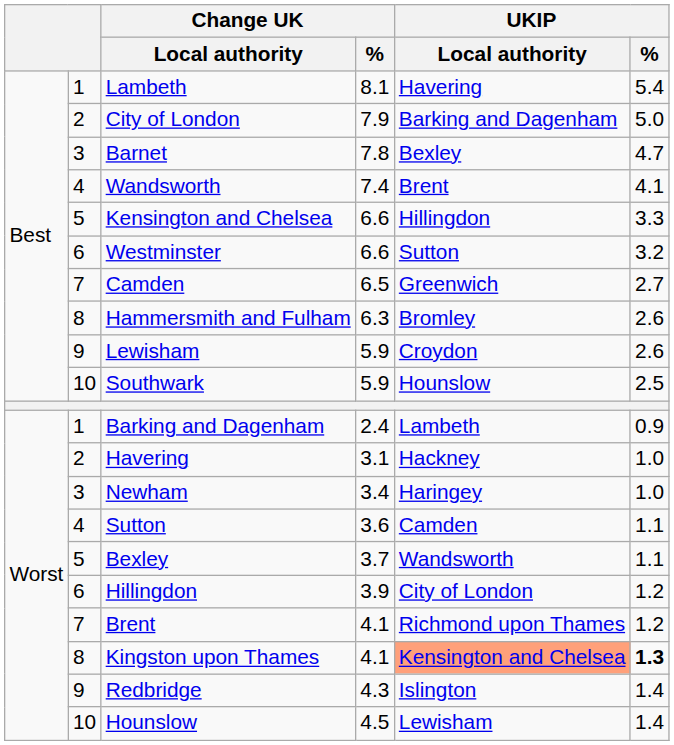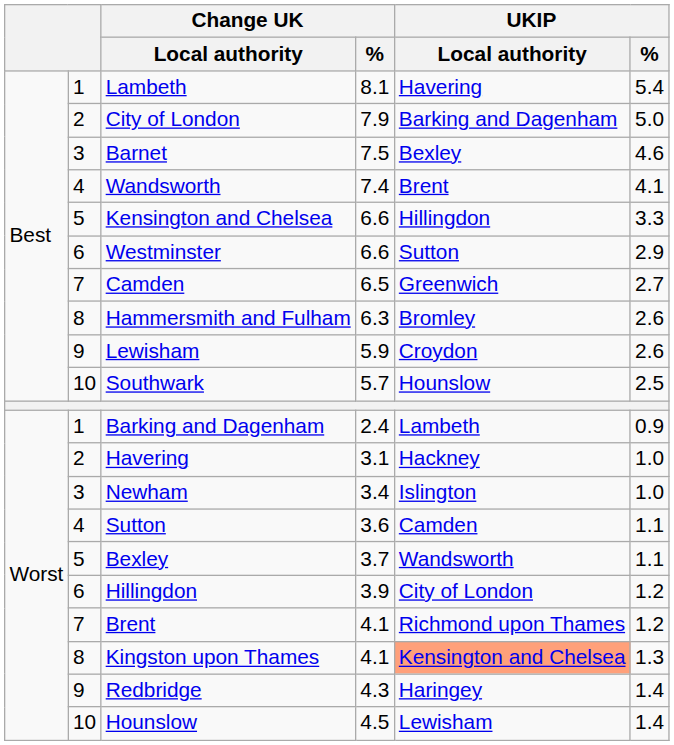(375, 152) 7.8 -> (375, 152) 7.5
(650, 152) 4.7 -> (650, 152) 4.6
(650, 251) 3.2 -> (650, 251) 2.9
(375, 383) 5.9 -> (375, 383) 5.7
(440, 492) Haringey -> (438, 492) Islington
(650, 657) bold -> (650, 657) normal
(438, 690) Islington -> (440, 690) Haringey
